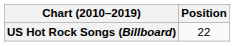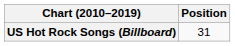(204, 31) 22 -> (204, 31) 31
